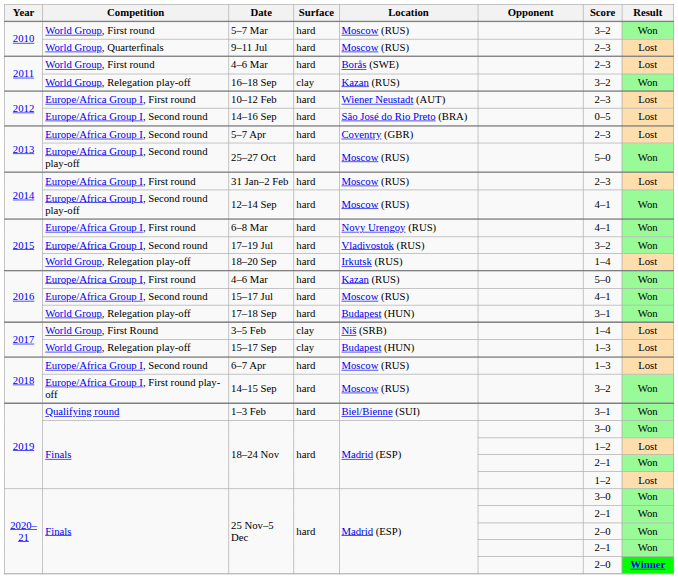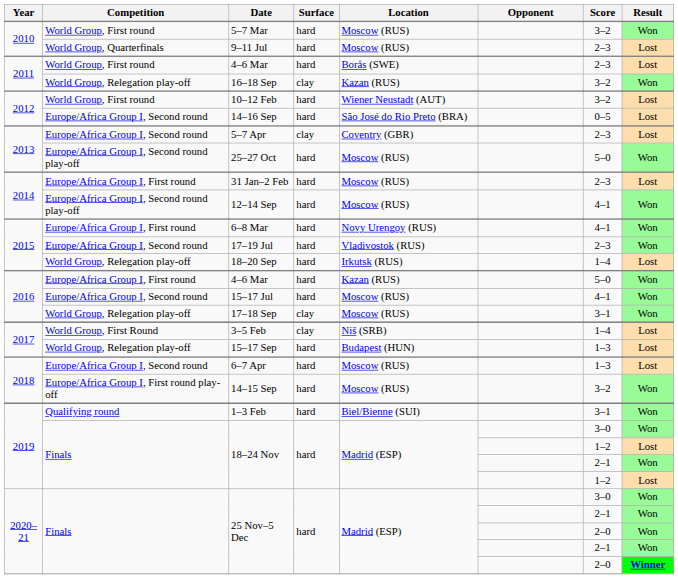(120, 100) Europe/Africa Group I, First round -> (100, 100) World Group, First round
(603, 100) 2–3 -> (603, 100) 3–2
(306, 134) hard -> (305, 134) clay
(603, 245) 3–2 -> (603, 245) 2–3
(306, 313) hard -> (305, 313) clay
(378, 313) Budapest (HUN) -> (375, 313) Moscow (RUS)
(305, 348) clay -> (306, 348) hard
